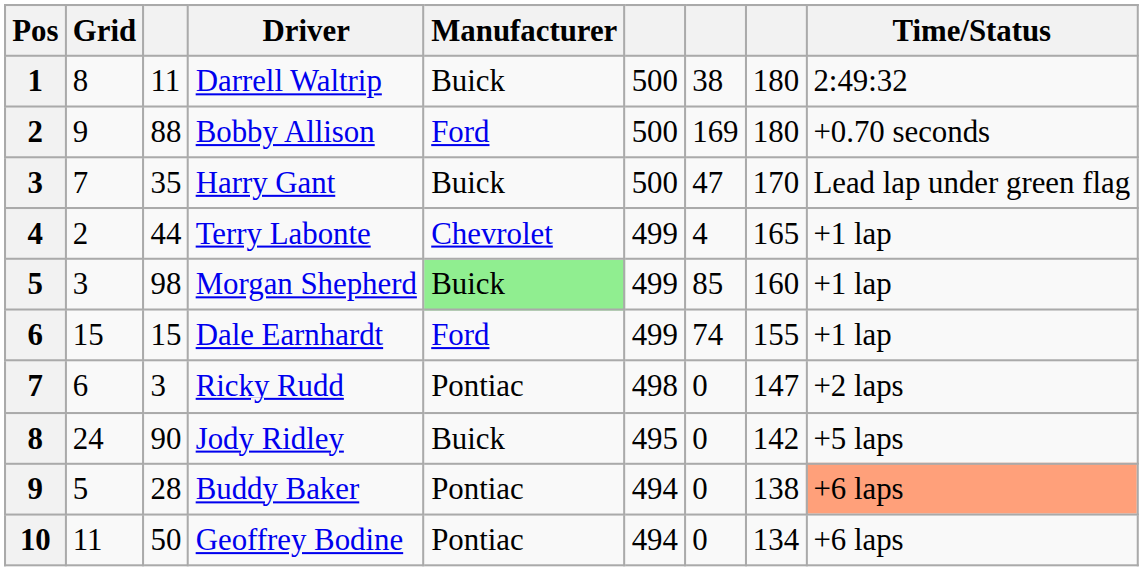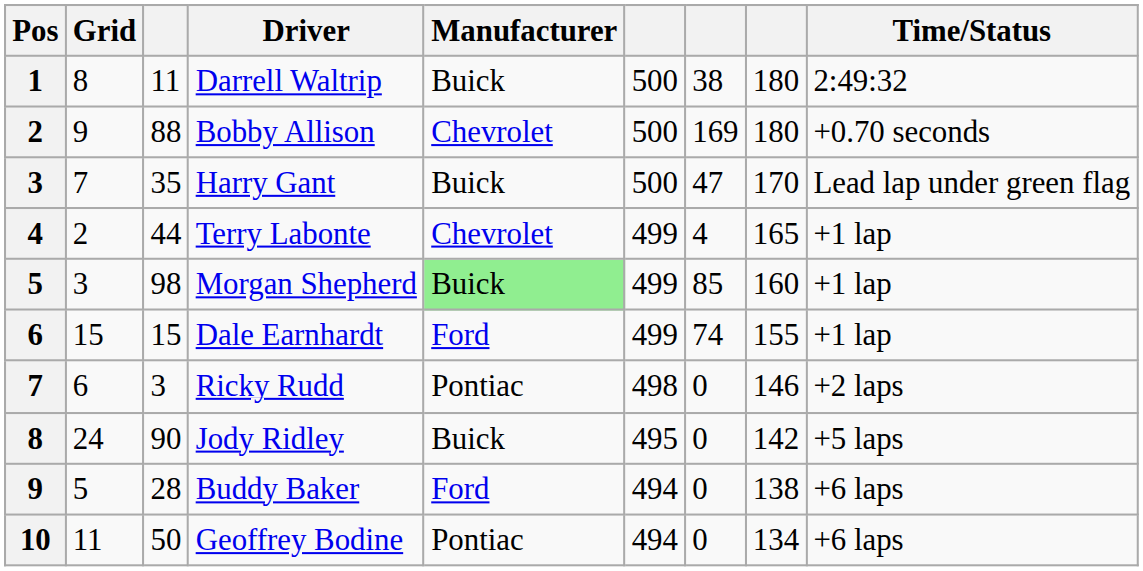(460, 131) Ford -> (492, 131) Chevrolet
(776, 386) 147 -> (776, 386) 146
(477, 488) Pontiac -> (460, 488) Ford
(858, 488) lightsalmon background -> (858, 488) no background
